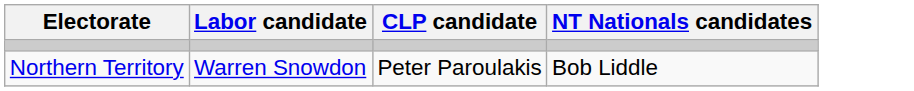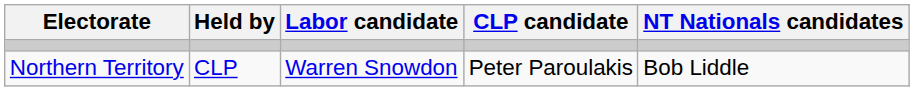+ column: (235, 22)
